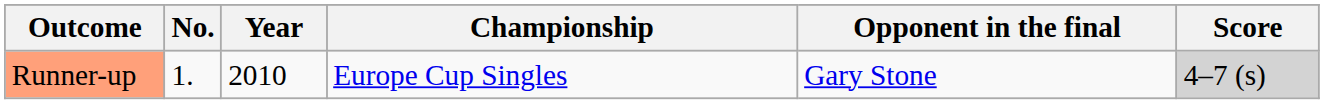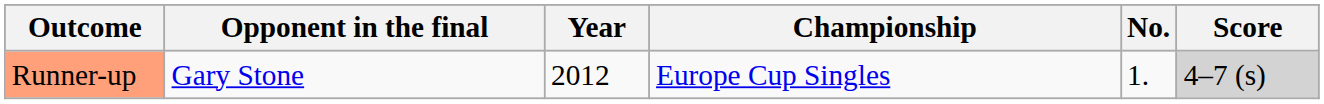columns swapped: (193, 27) <-> (987, 27)
(257, 74) 2010 -> (580, 74) 2012
